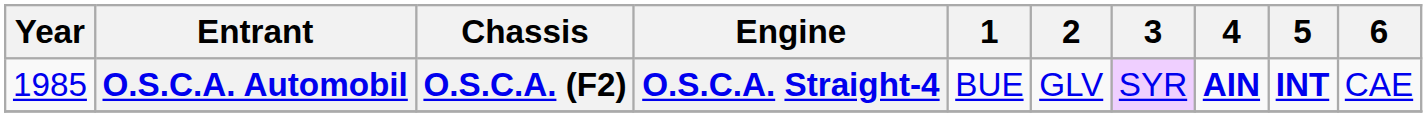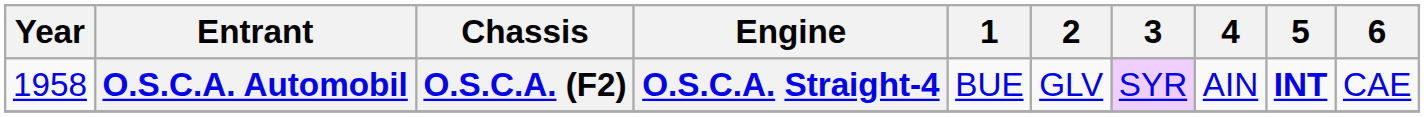(50, 84) 1985 -> (50, 84) 1958
(1231, 84) bold -> (1231, 84) normal
